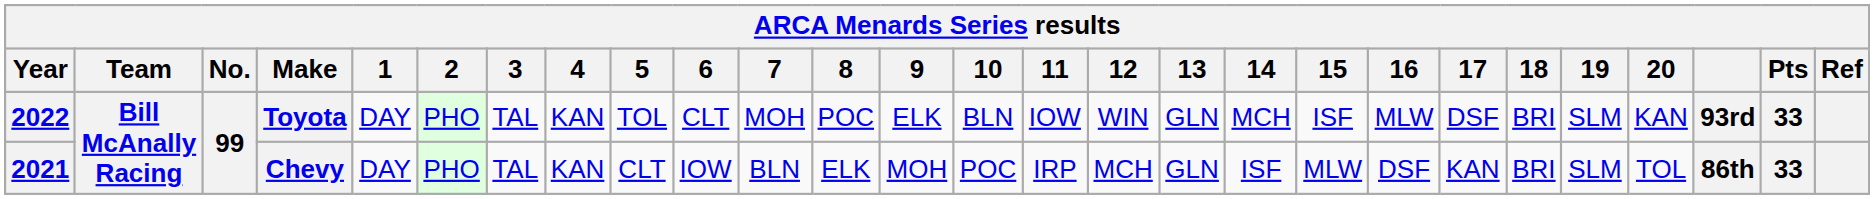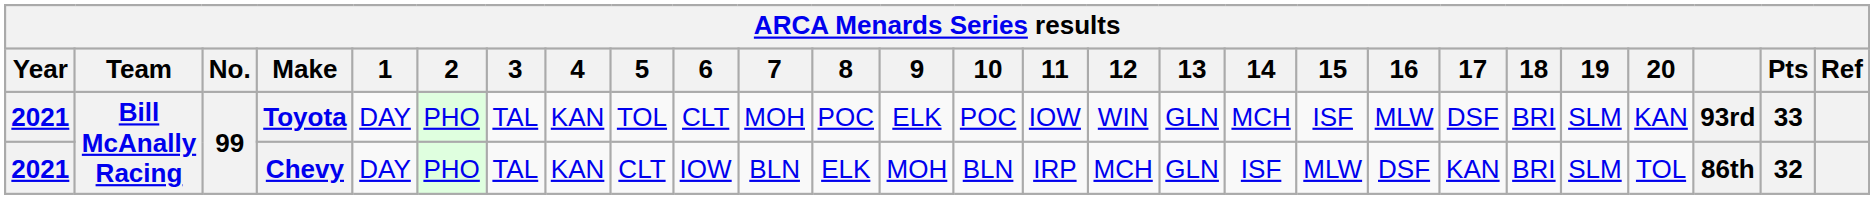(40, 117) 2022 -> (40, 117) 2021
(988, 117) BLN -> (988, 117) POC
(988, 169) POC -> (988, 169) BLN
(1788, 169) 33 -> (1788, 169) 32
